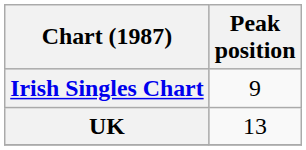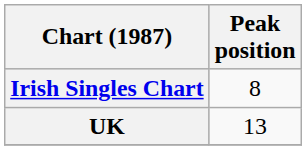(255, 88) 9 -> (255, 88) 8
